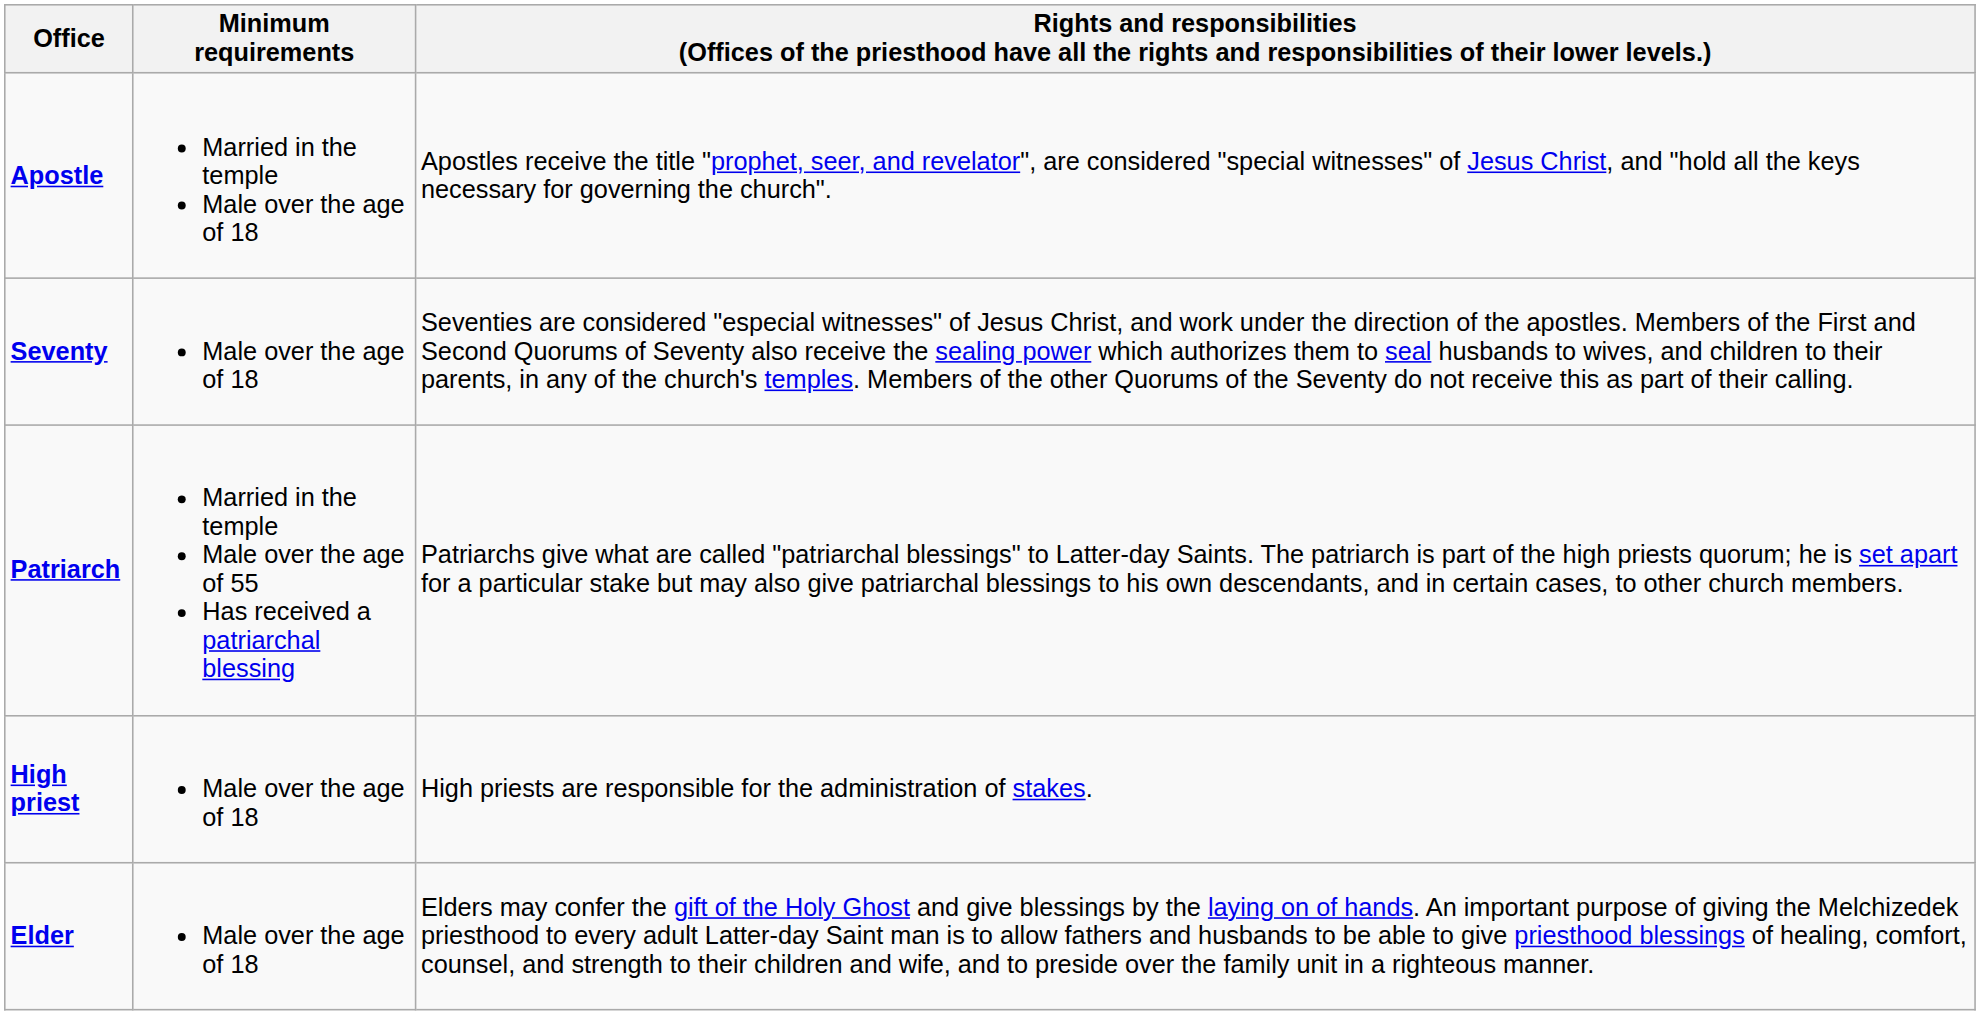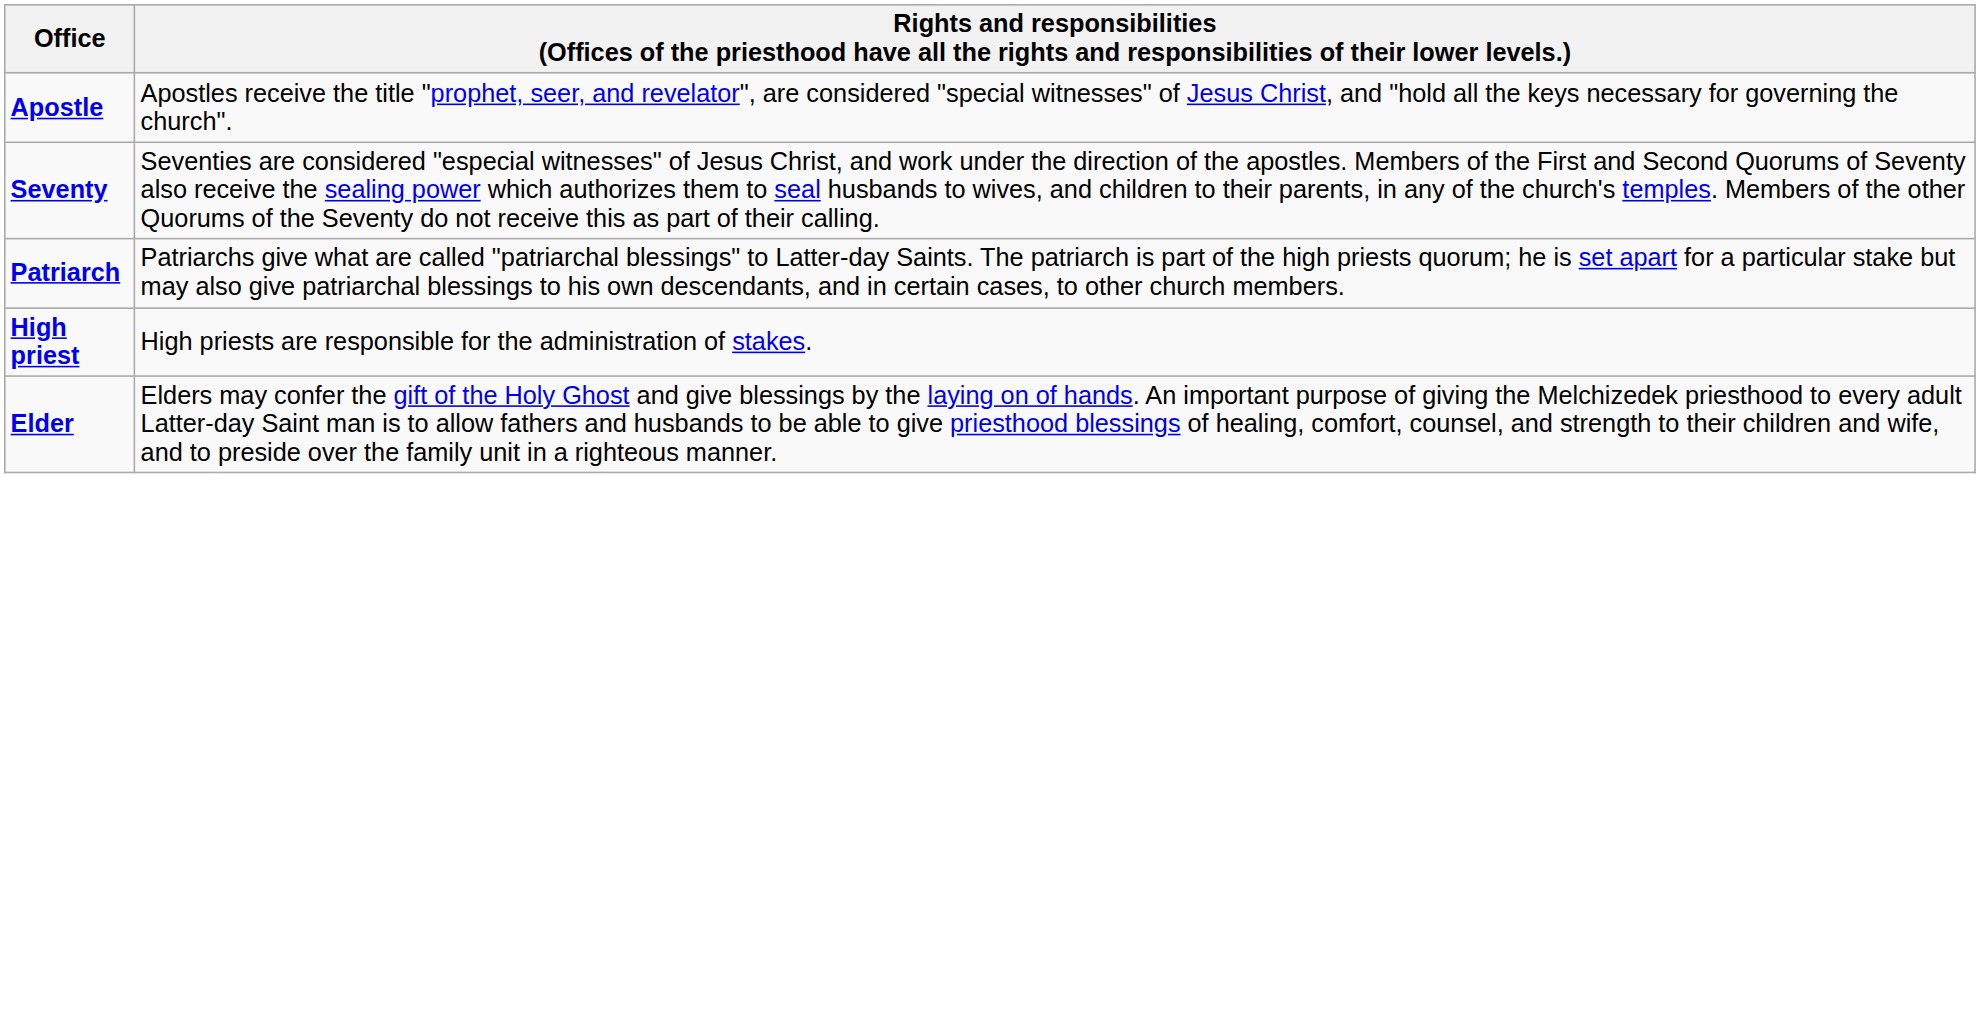- column: (274, 38)
